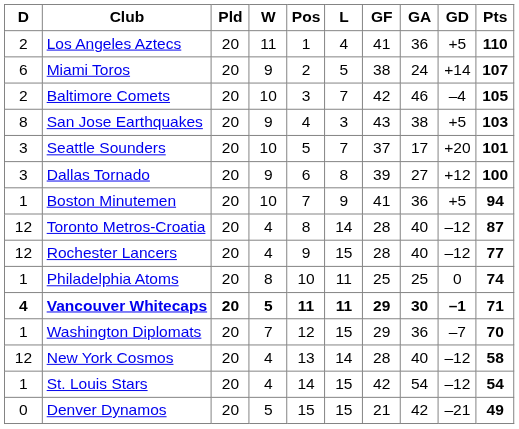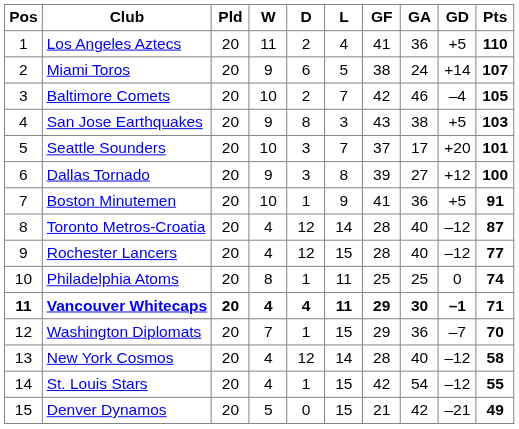columns swapped: (306, 17) <-> (23, 17)
(495, 200) 94 -> (495, 200) 91
(268, 305) 5 -> (268, 305) 4
(495, 384) 54 -> (495, 384) 55
